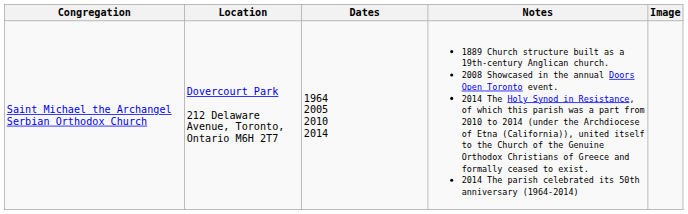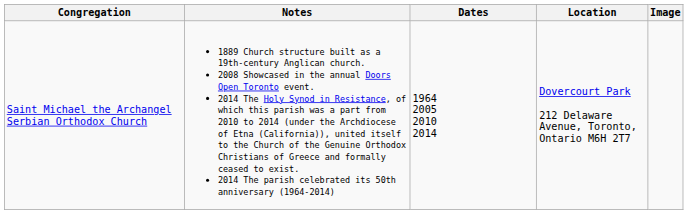columns swapped: (243, 13) <-> (538, 13)
